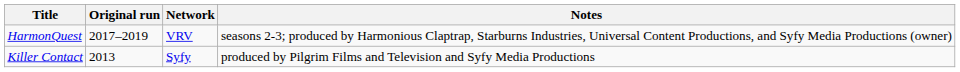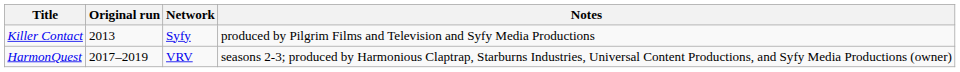rows swapped: (45, 56) <-> (45, 35)
